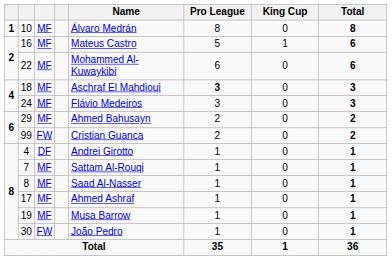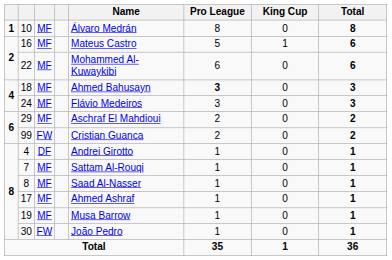(116, 87) Aschraf El Mahdioui -> (111, 87) Ahmed Bahusayn
(111, 119) Ahmed Bahusayn -> (116, 119) Aschraf El Mahdioui
